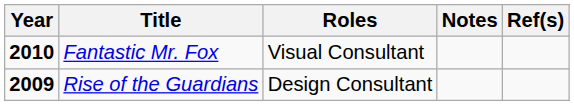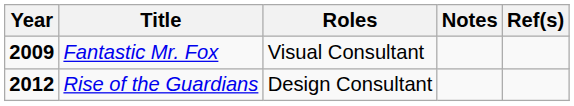(32, 52) 2010 -> (32, 52) 2009
(32, 84) 2009 -> (32, 84) 2012
